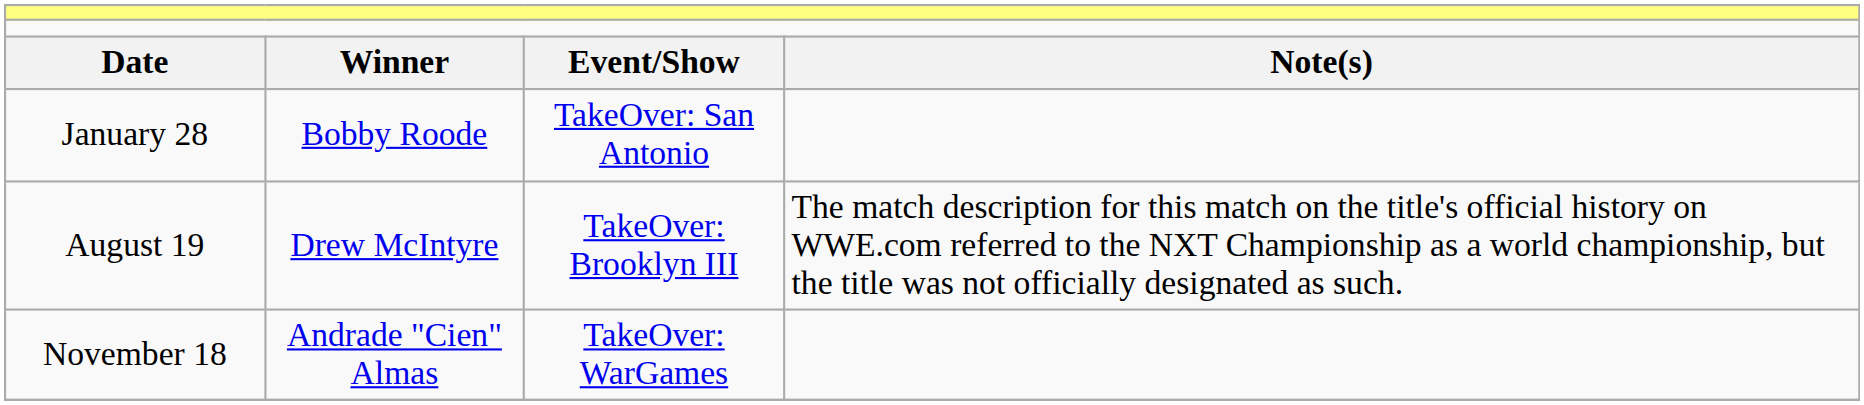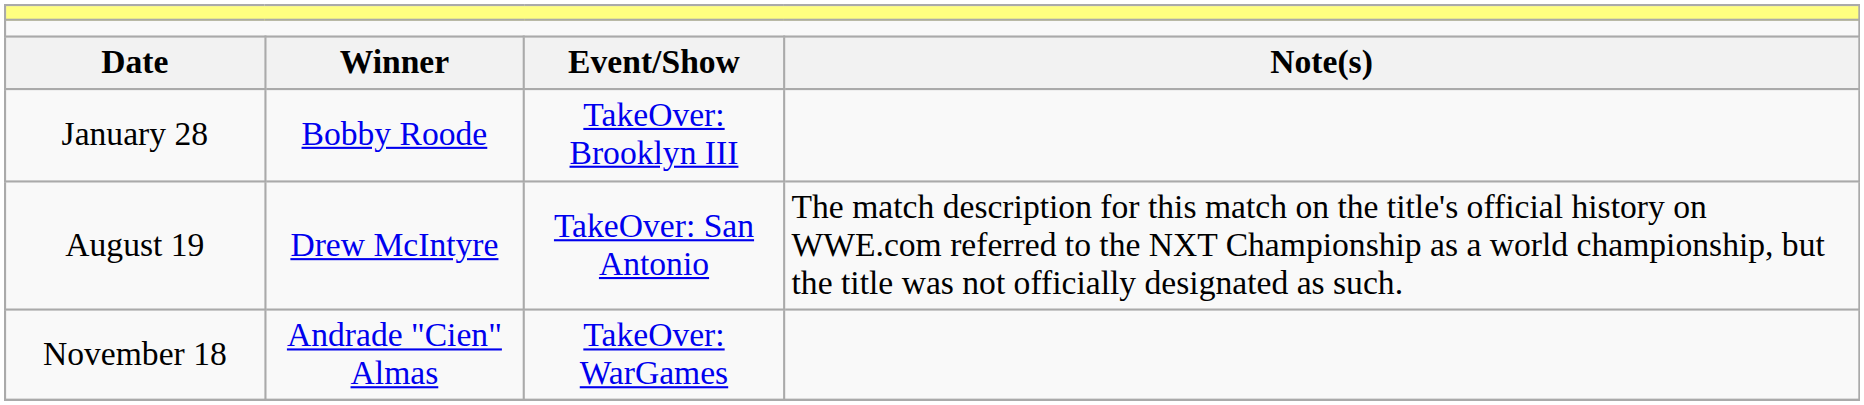(654, 134) TakeOver: San Antonio -> (654, 134) TakeOver: Brooklyn III
(654, 244) TakeOver: Brooklyn III -> (654, 244) TakeOver: San Antonio
